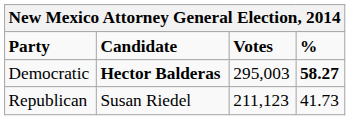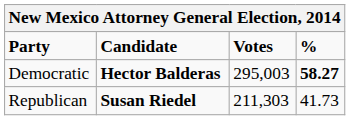(146, 100) normal -> (148, 100) bold
(261, 100) 211,123 -> (261, 100) 211,303
